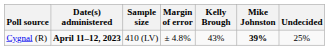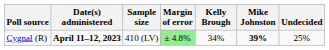(178, 38) no background -> (178, 38) lightgreen background
(216, 38) 43% -> (216, 38) 34%
